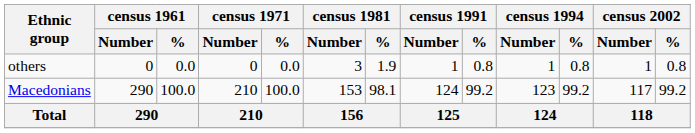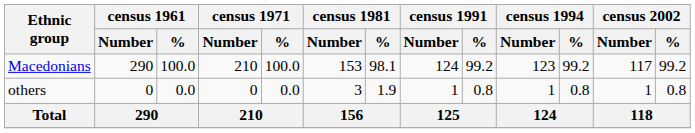rows swapped: (49, 90) <-> (27, 66)
